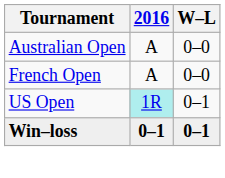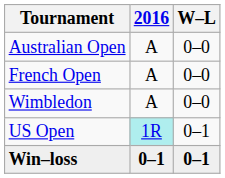+ row: (50, 103)
